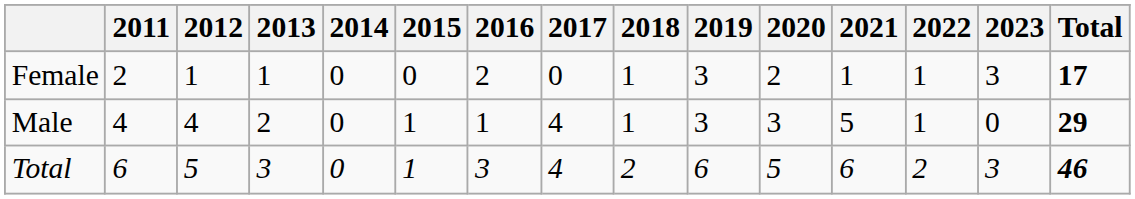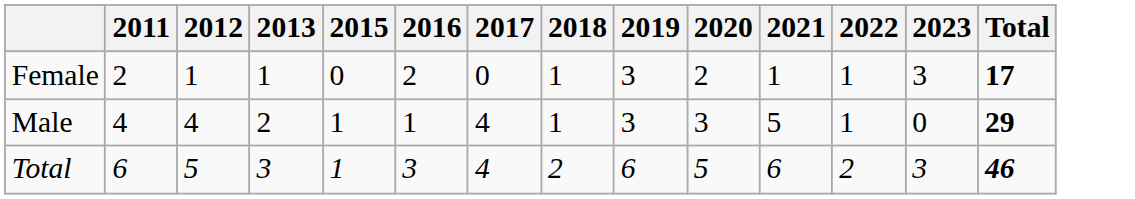- column: (359, 27)
